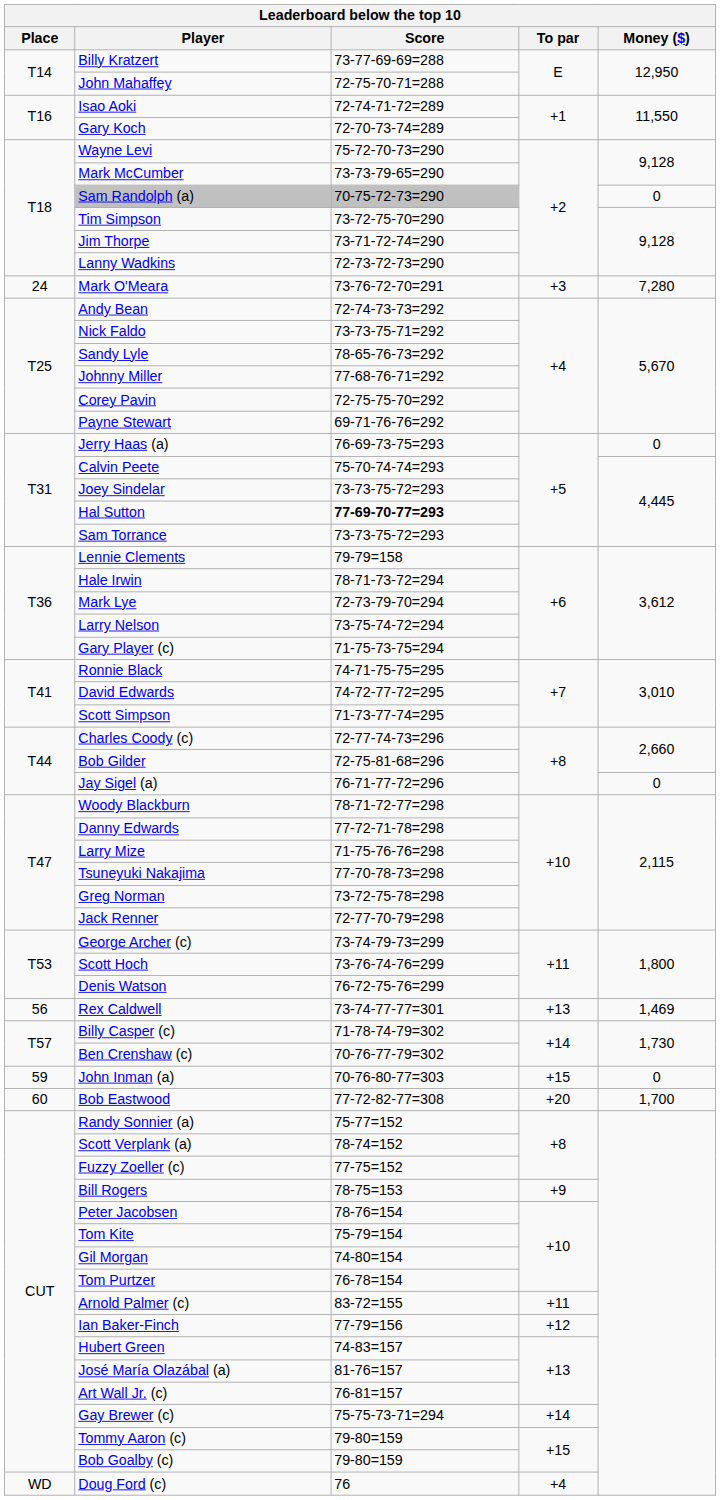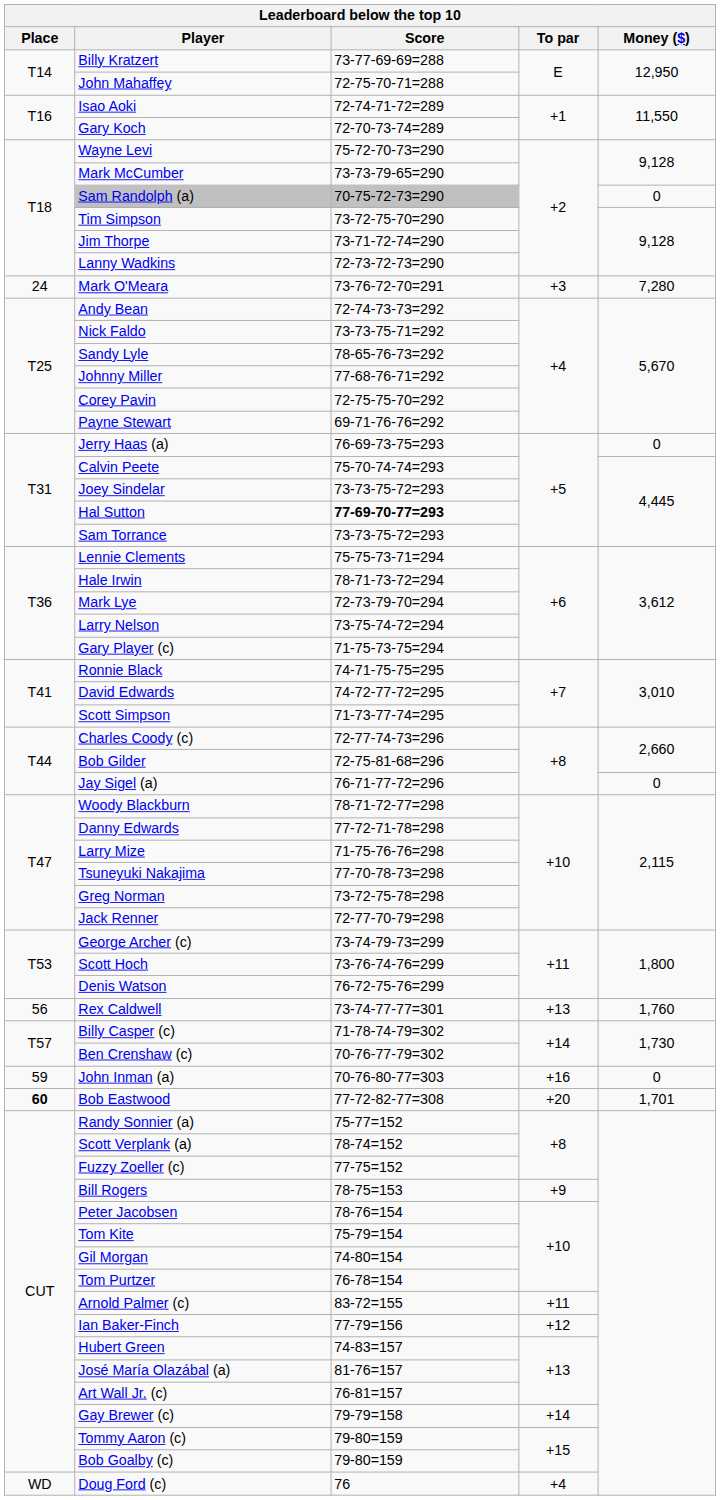(368, 557) 79-79=158 -> (389, 557) 75-75-73-71=294
(657, 1009) 1,469 -> (657, 1009) 1,760
(558, 1077) +15 -> (558, 1077) +16
(40, 1099) normal -> (40, 1099) bold
(657, 1099) 1,700 -> (657, 1099) 1,701
(389, 1415) 75-75-73-71=294 -> (368, 1415) 79-79=158
